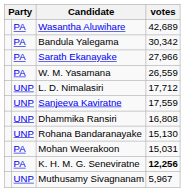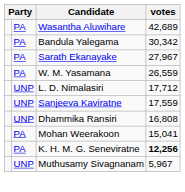(163, 57) 27,966 -> (163, 57) 27,967
- row: (90, 133)
(163, 149) 15,031 -> (163, 133) 15,041
